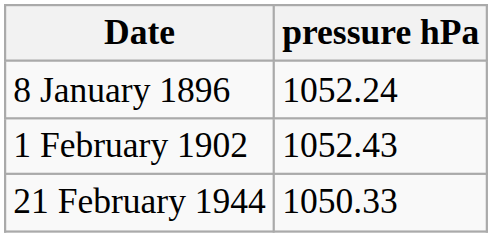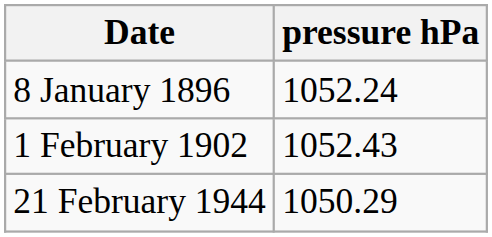(340, 201) 1050.33 -> (340, 201) 1050.29
